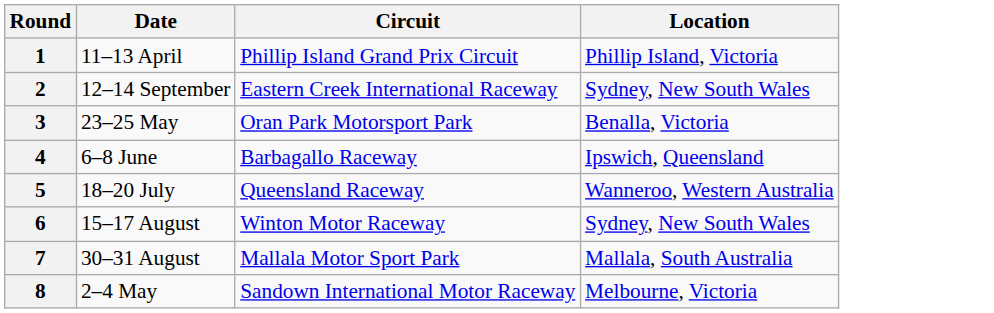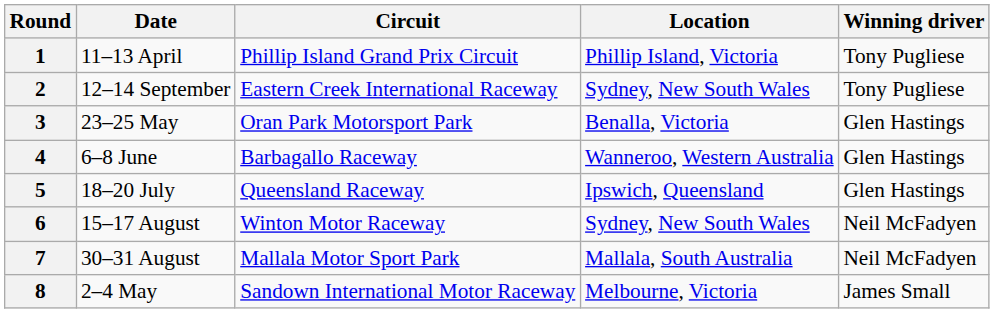+ column: (914, 21)
(674, 156) Ipswich, Queensland -> (709, 156) Wanneroo, Western Australia
(709, 190) Wanneroo, Western Australia -> (674, 190) Ipswich, Queensland
